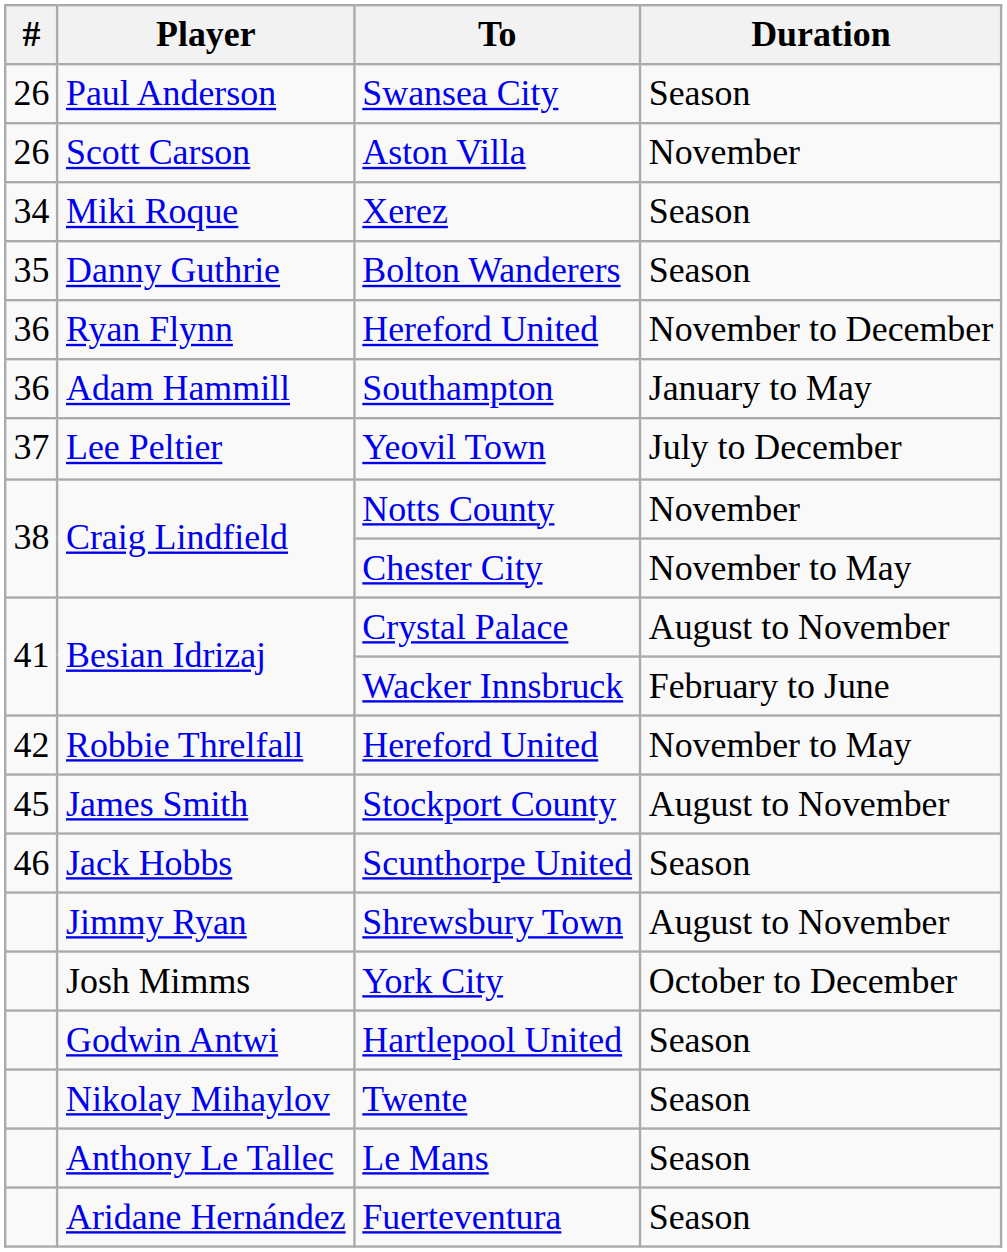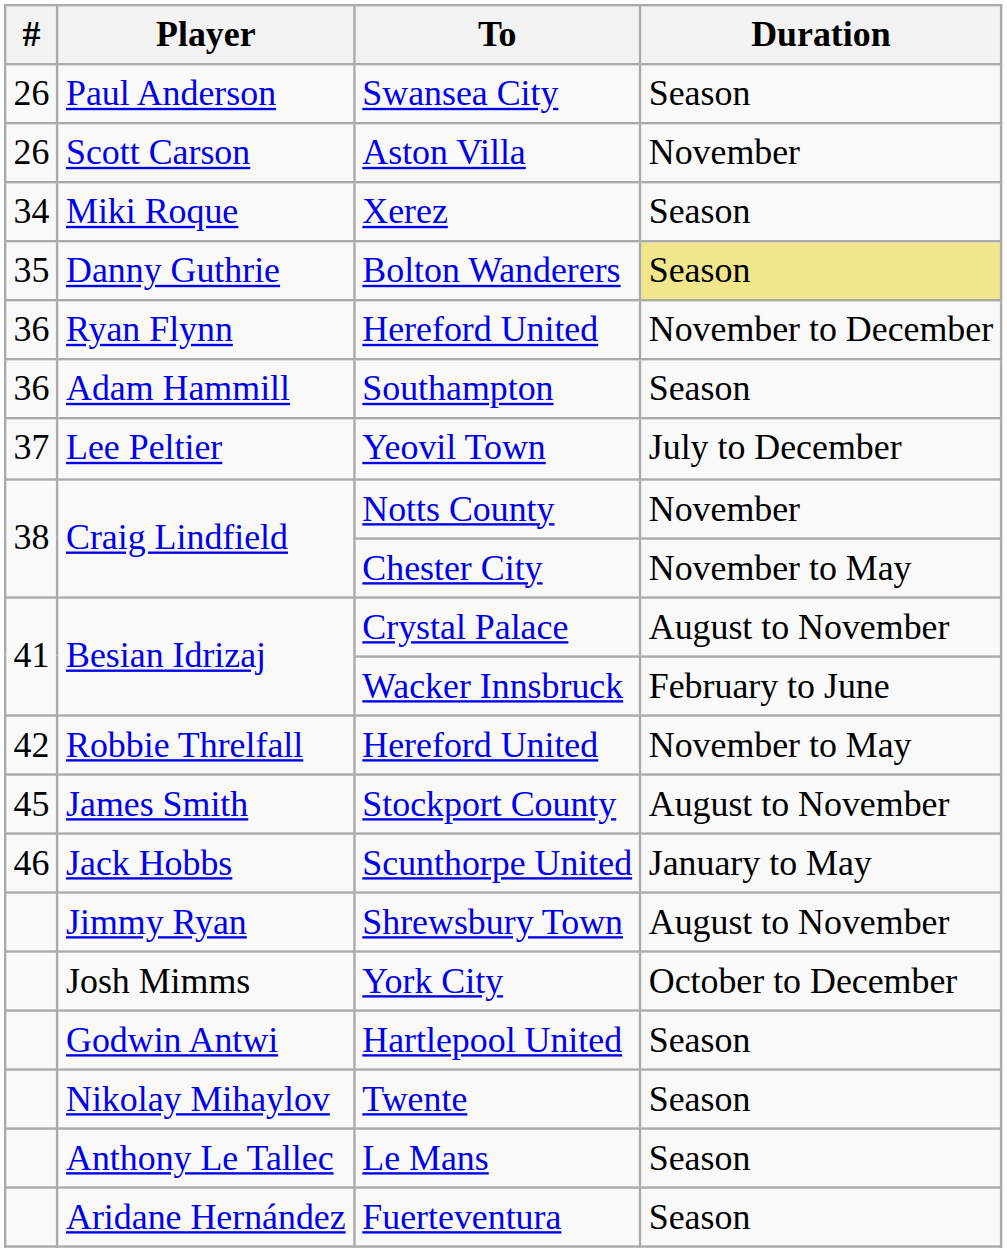(700, 270) no background -> (700, 270) khaki background
(760, 389) January to May -> (700, 389) Season
(700, 862) Season -> (760, 862) January to May
